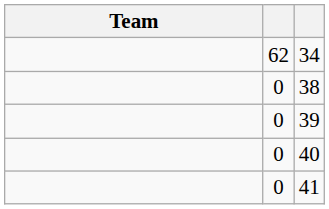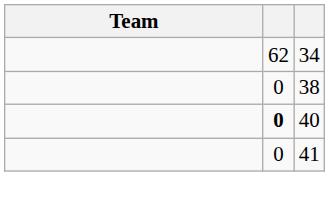- row: (309, 120)
(279, 154) normal -> (279, 120) bold
